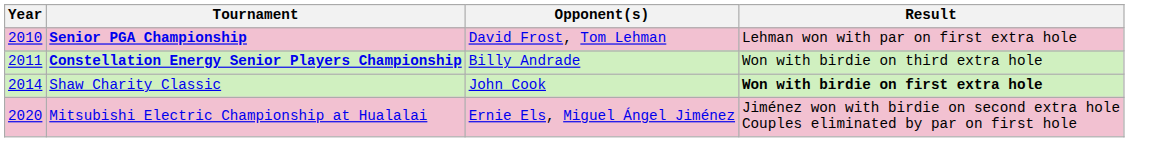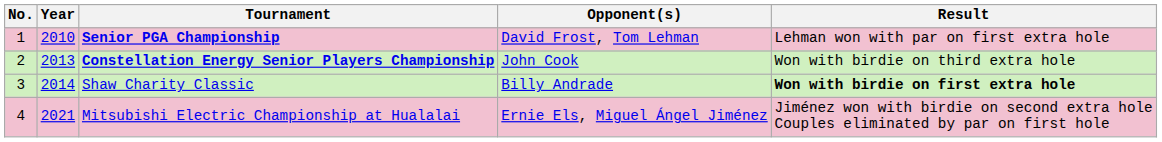+ column: (21, 16)
(25, 63) 2011 -> (58, 63) 2013
(524, 63) Billy Andrade -> (540, 63) John Cook
(507, 86) John Cook -> (557, 86) Billy Andrade
(25, 117) 2020 -> (58, 117) 2021
